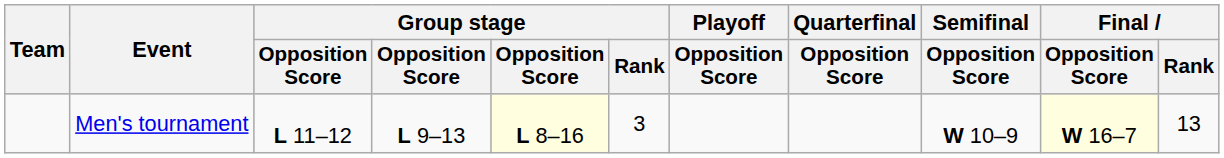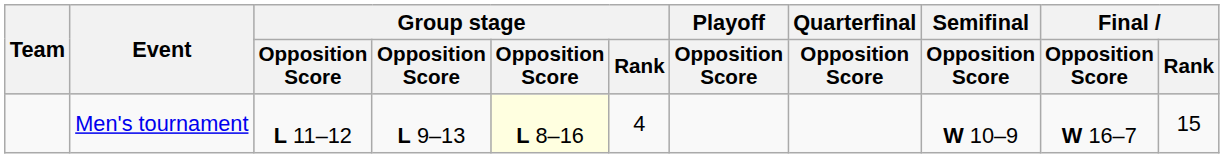(639, 124) 3 -> (639, 124) 4
(1099, 136) lightyellow background -> (1099, 136) no background
(1189, 124) 13 -> (1189, 124) 15
